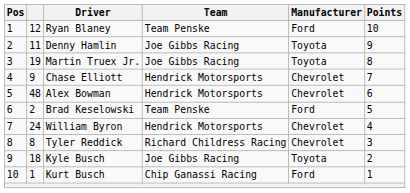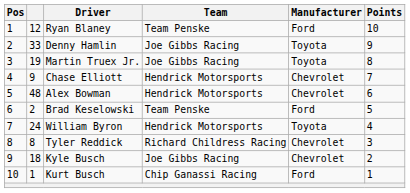(35, 45) 11 -> (35, 45) 33
(318, 126) Chevrolet -> (309, 126) Toyota
(309, 158) Toyota -> (318, 158) Chevrolet
